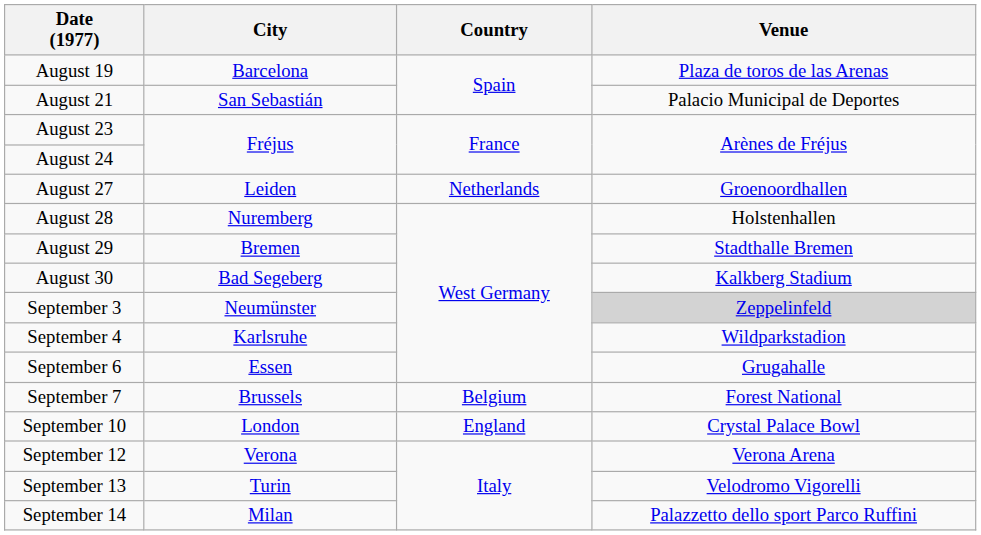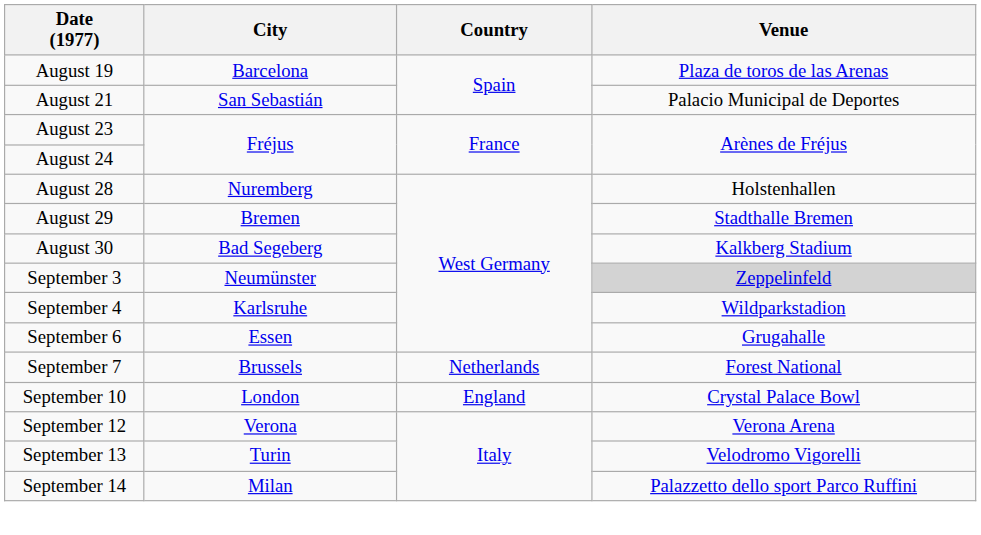- row: (74, 188)
(494, 396) Belgium -> (494, 366) Netherlands
